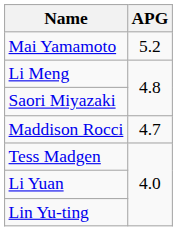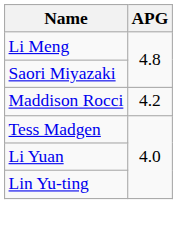- row: (62, 45)
(150, 128) 4.7 -> (150, 101) 4.2
